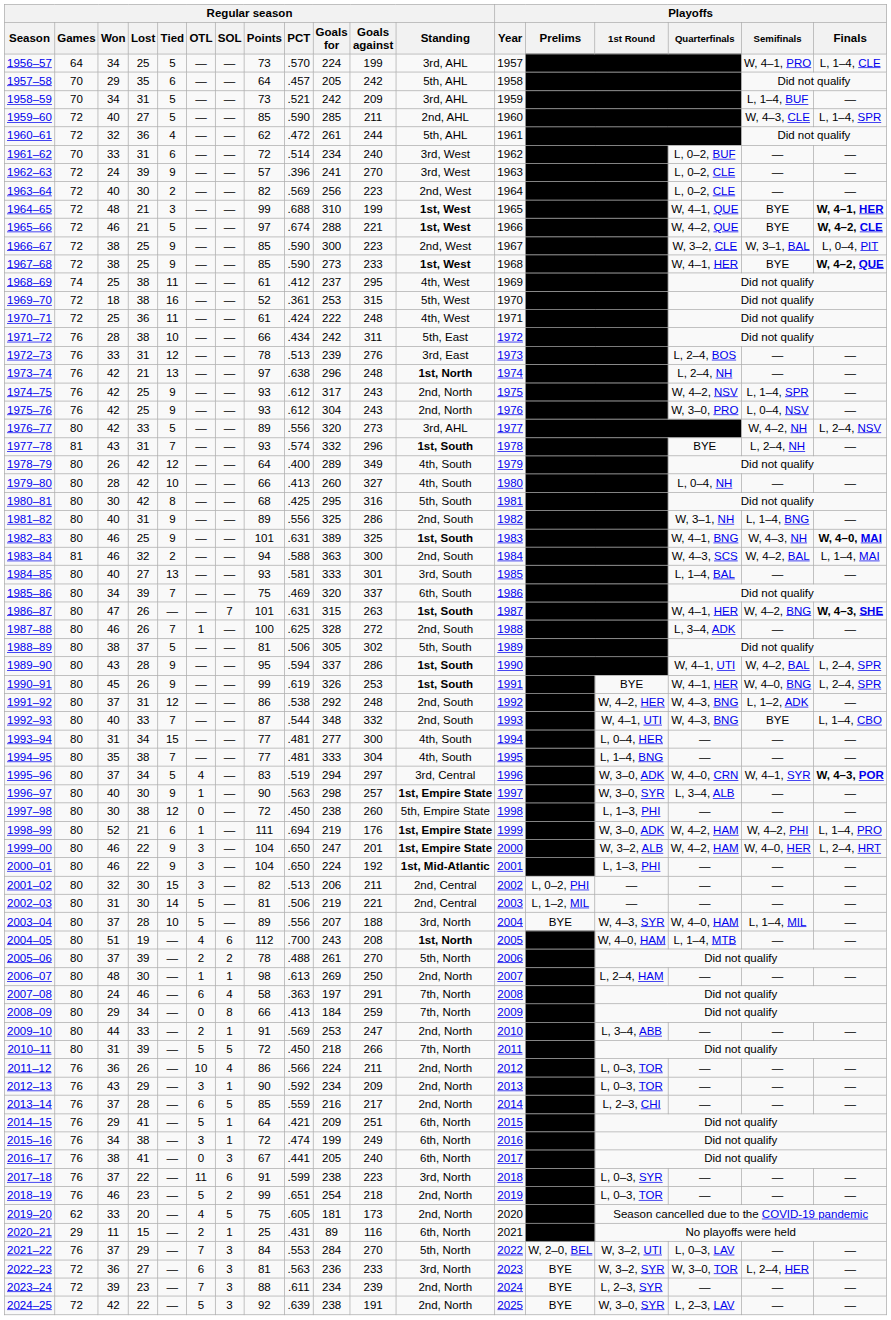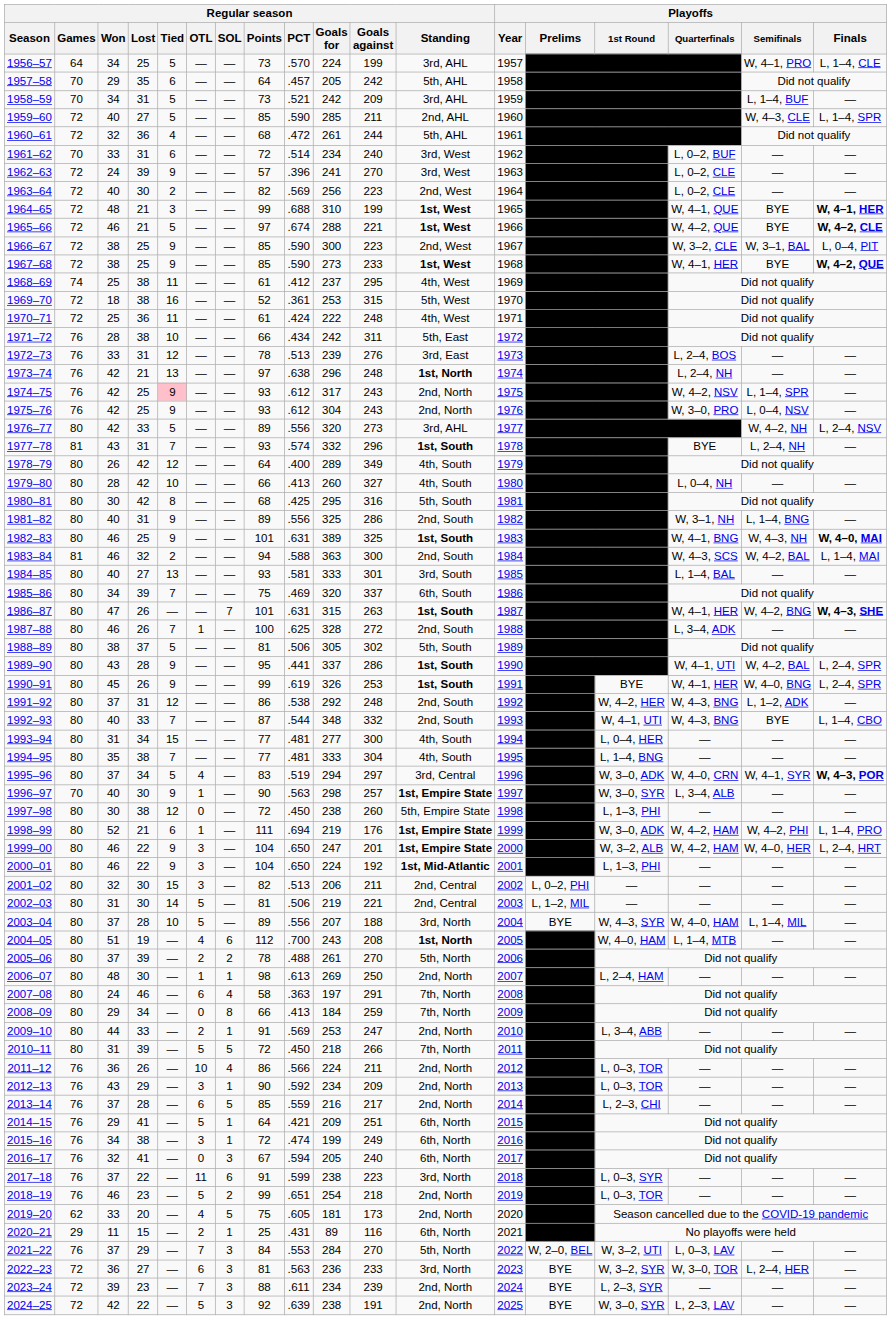(264, 136) 62 -> (264, 136) 68
(172, 391) no background -> (172, 391) pink background
(299, 666) .594 -> (299, 666) .441
(76, 793) 80 -> (76, 793) 70
(113, 1159) 38 -> (113, 1159) 32
(299, 1159) .441 -> (299, 1159) .594
